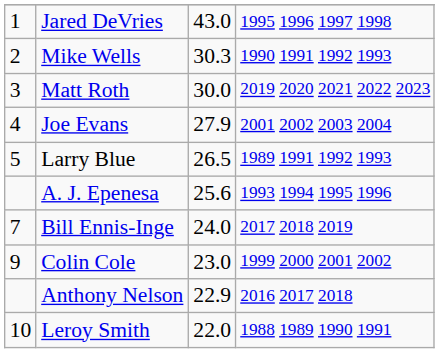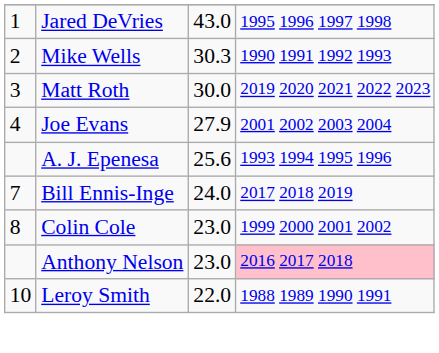- row: (88, 158)
(15, 261) 9 -> (15, 227) 8
(212, 295) 22.9 -> (212, 261) 23.0
(296, 295) no background -> (296, 261) pink background
